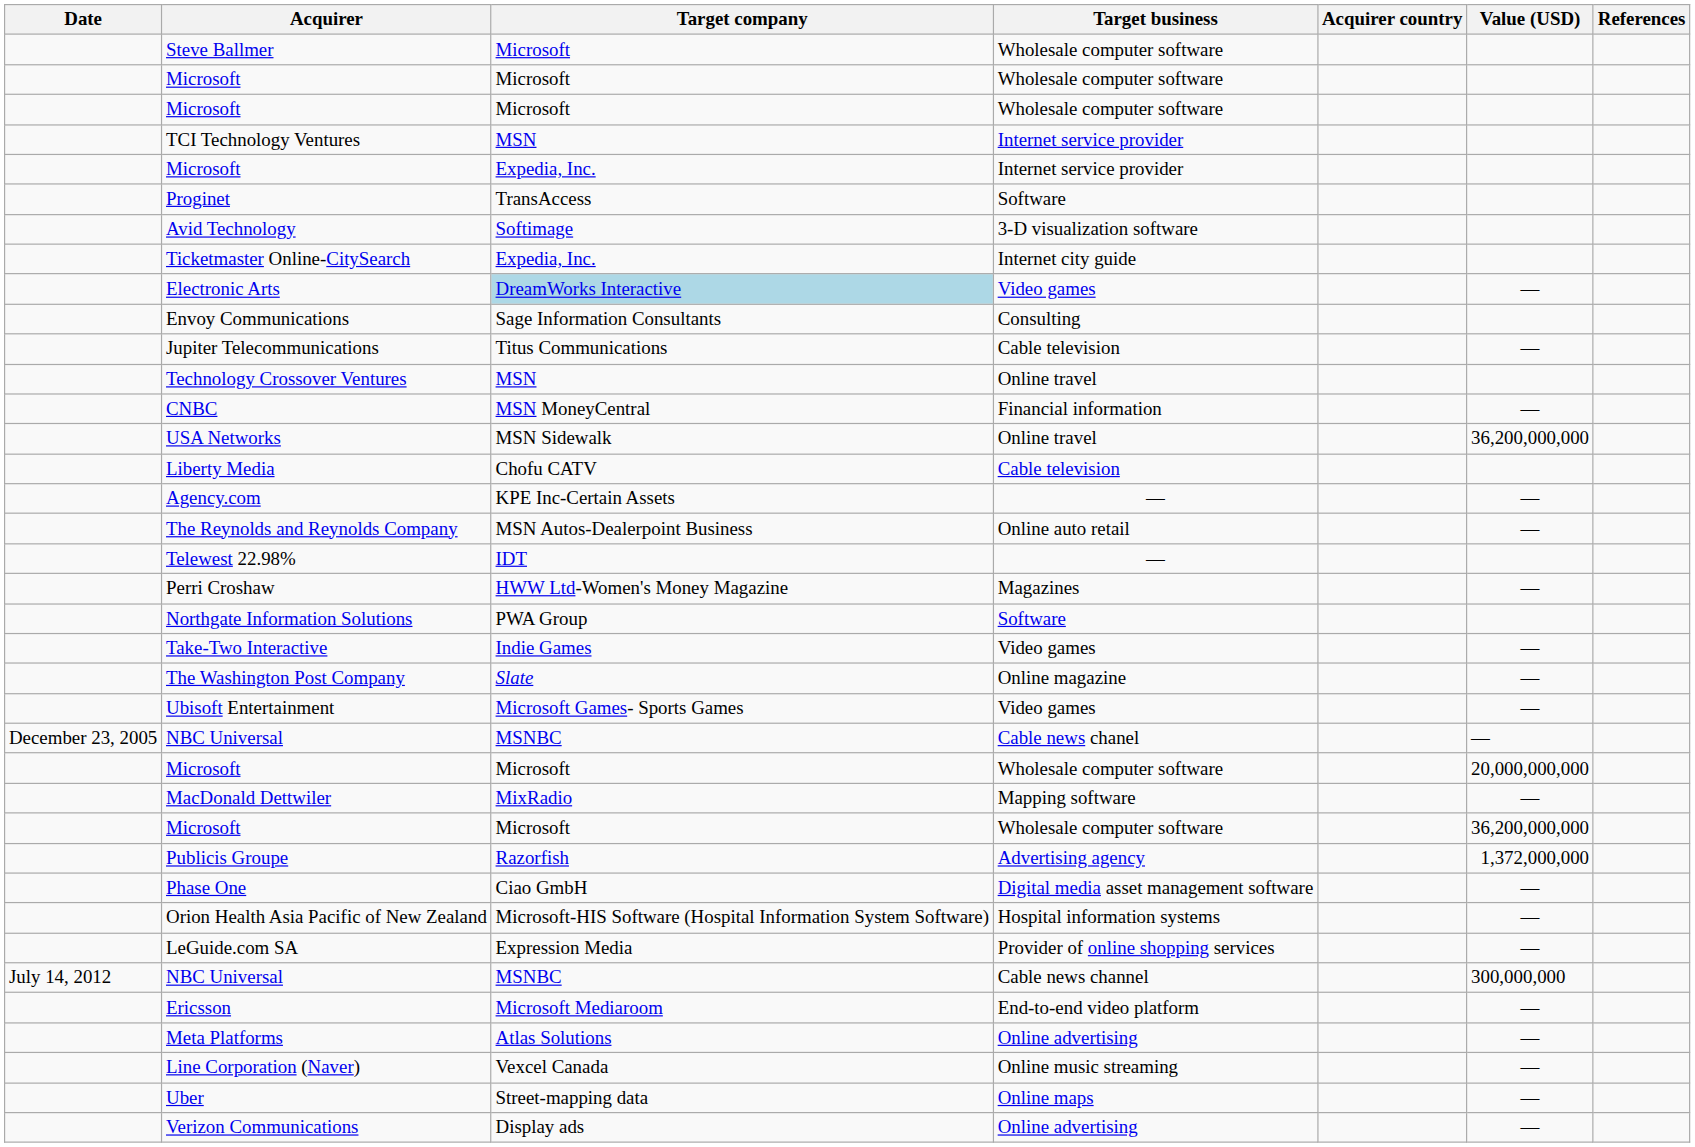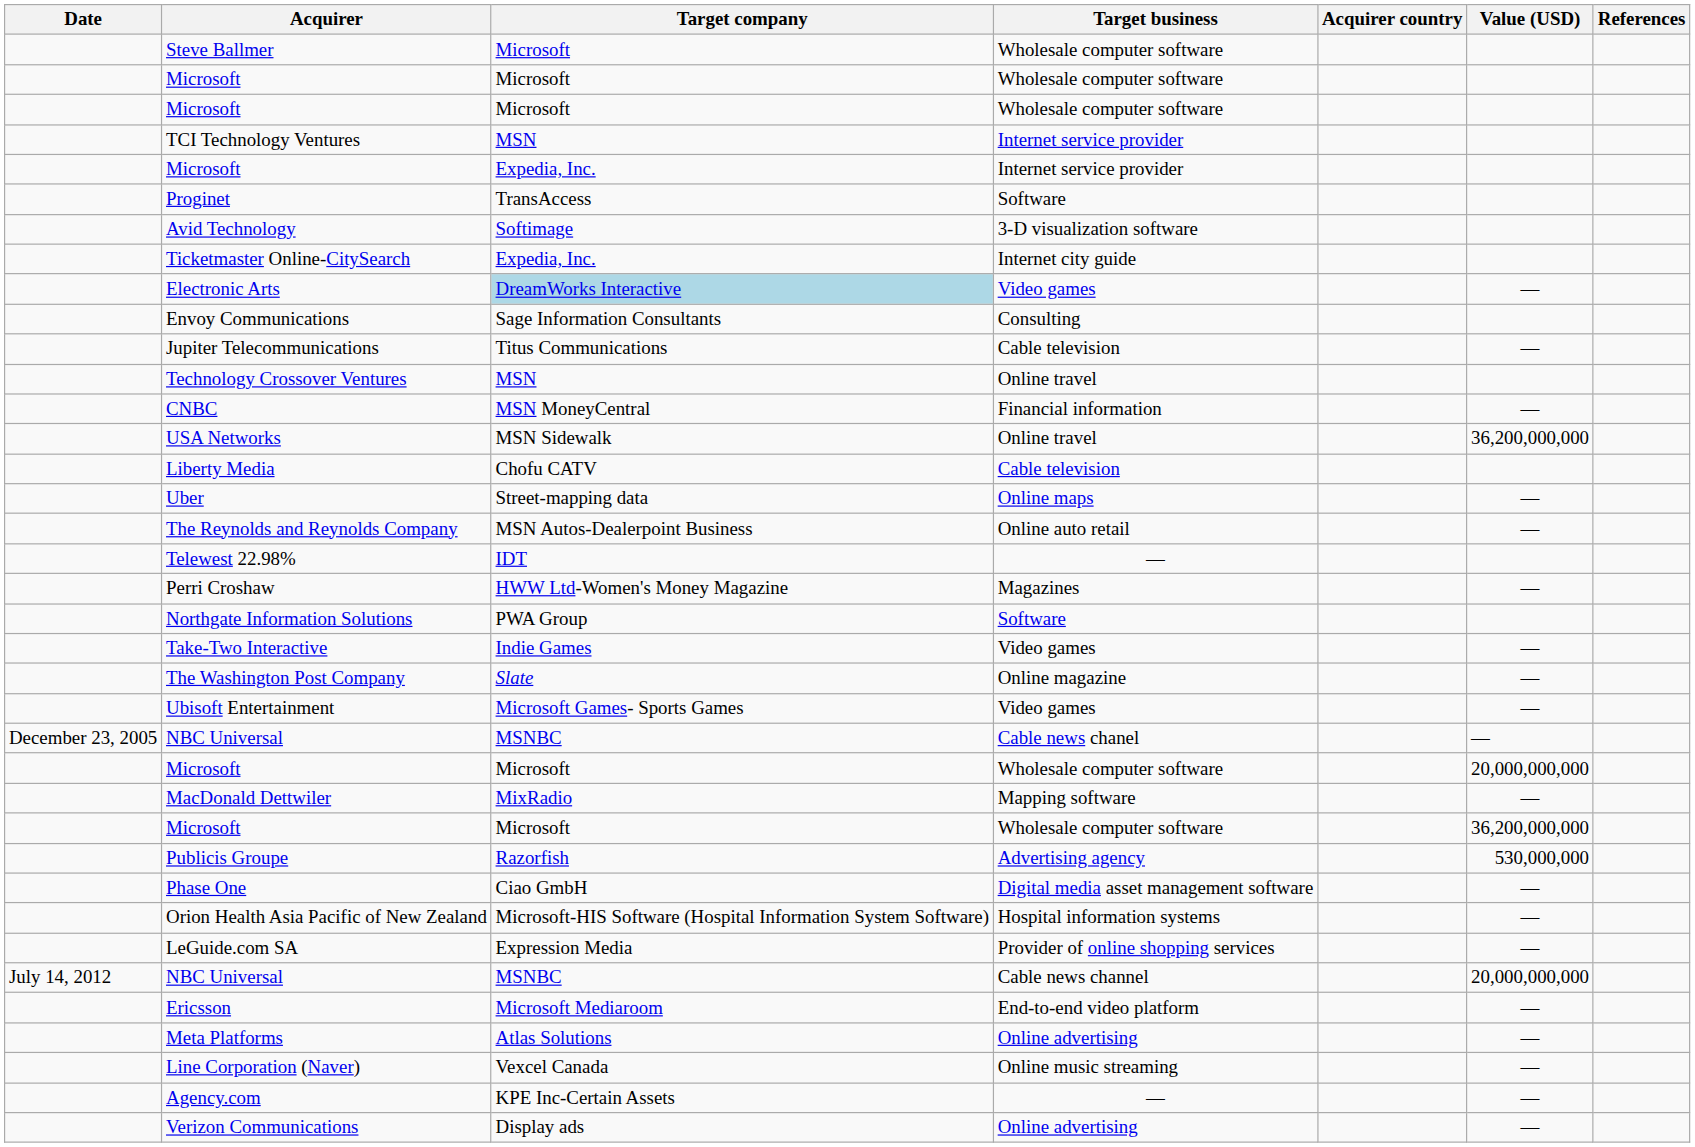rows swapped: (213, 498) <-> (185, 1097)
(1535, 857) 1,372,000,000 -> (1542, 857) 530,000,000
(1518, 977) 300,000,000 -> (1530, 977) 20,000,000,000
